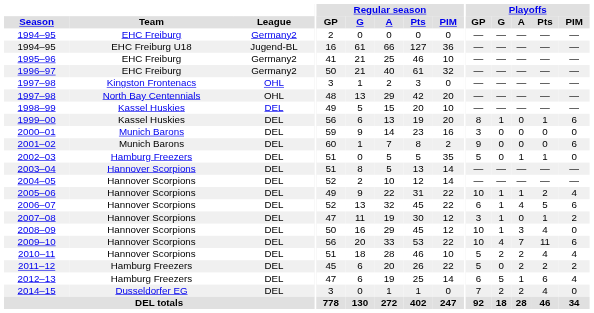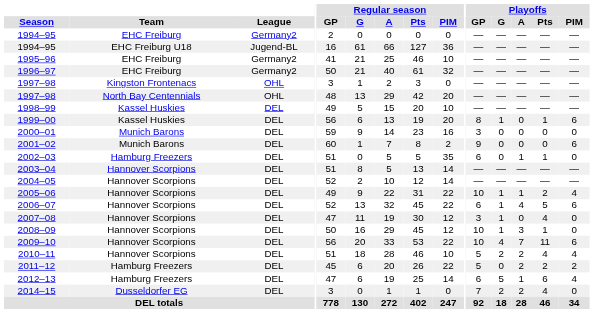(478, 156) 5 -> (478, 156) 6
(545, 217) 1 -> (545, 217) 4
(574, 217) 2 -> (574, 217) 0
(545, 229) 4 -> (545, 229) 1
